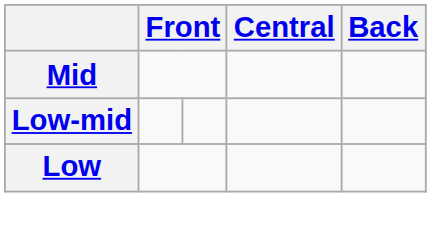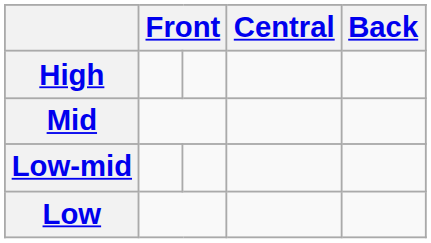+ row: (72, 74)
